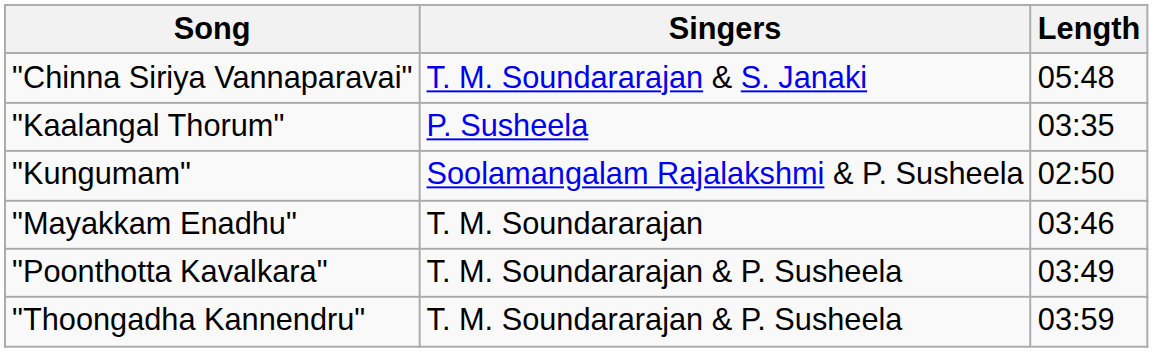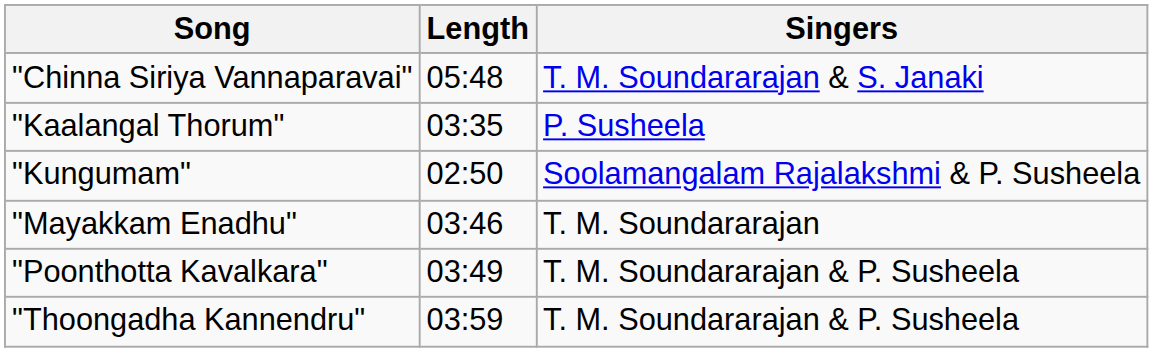columns swapped: (725, 28) <-> (1089, 28)
